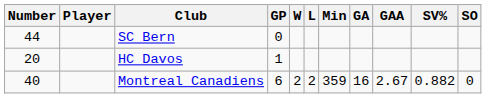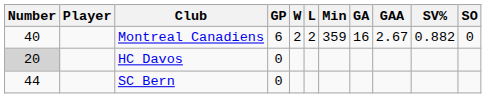rows swapped: (191, 82) <-> (146, 38)
(32, 60) no background -> (32, 60) lightgrey background
(279, 60) 1 -> (279, 60) 0
